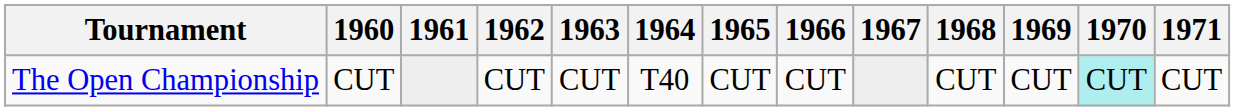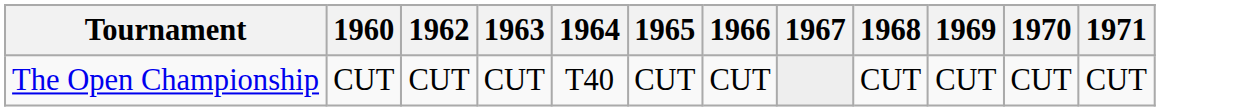- column: (439, 29)
(1116, 80) paleturquoise background -> (1041, 80) no background
